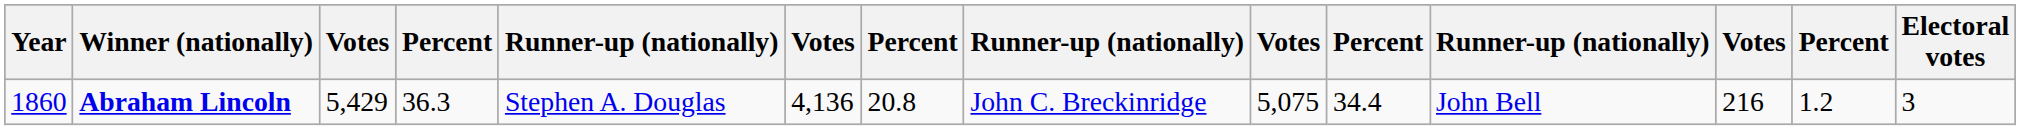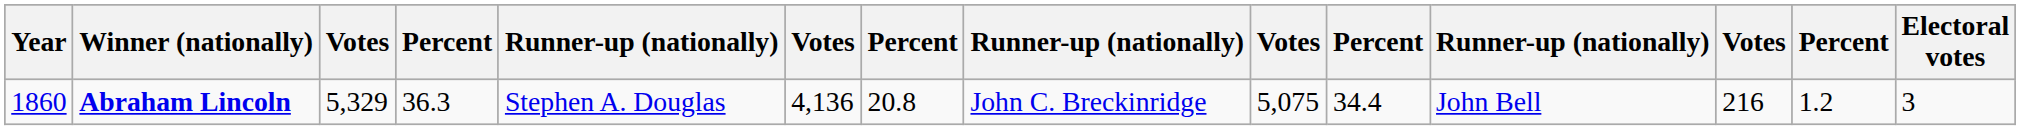(357, 101) 5,429 -> (357, 101) 5,329
